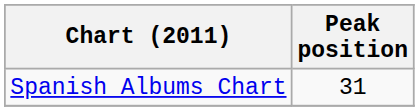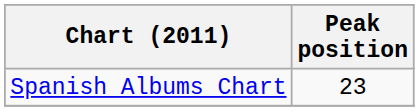(353, 88) 31 -> (353, 88) 23
